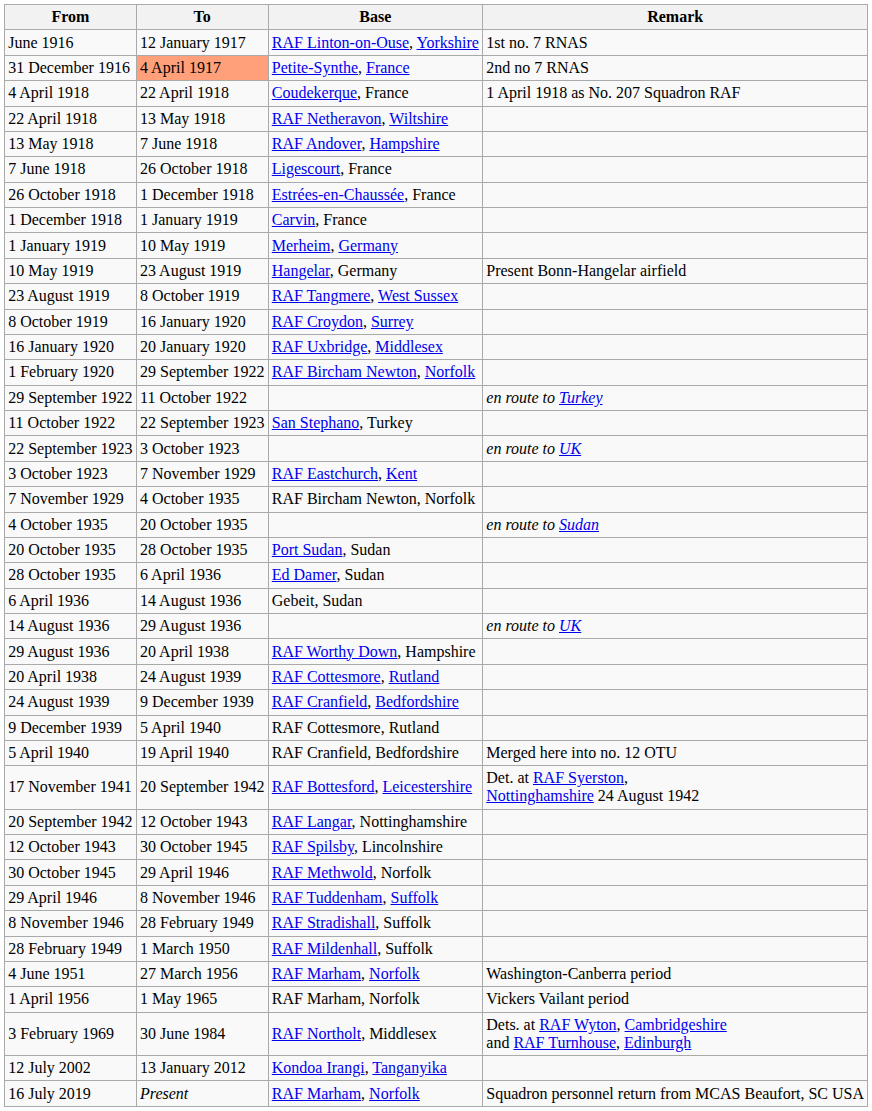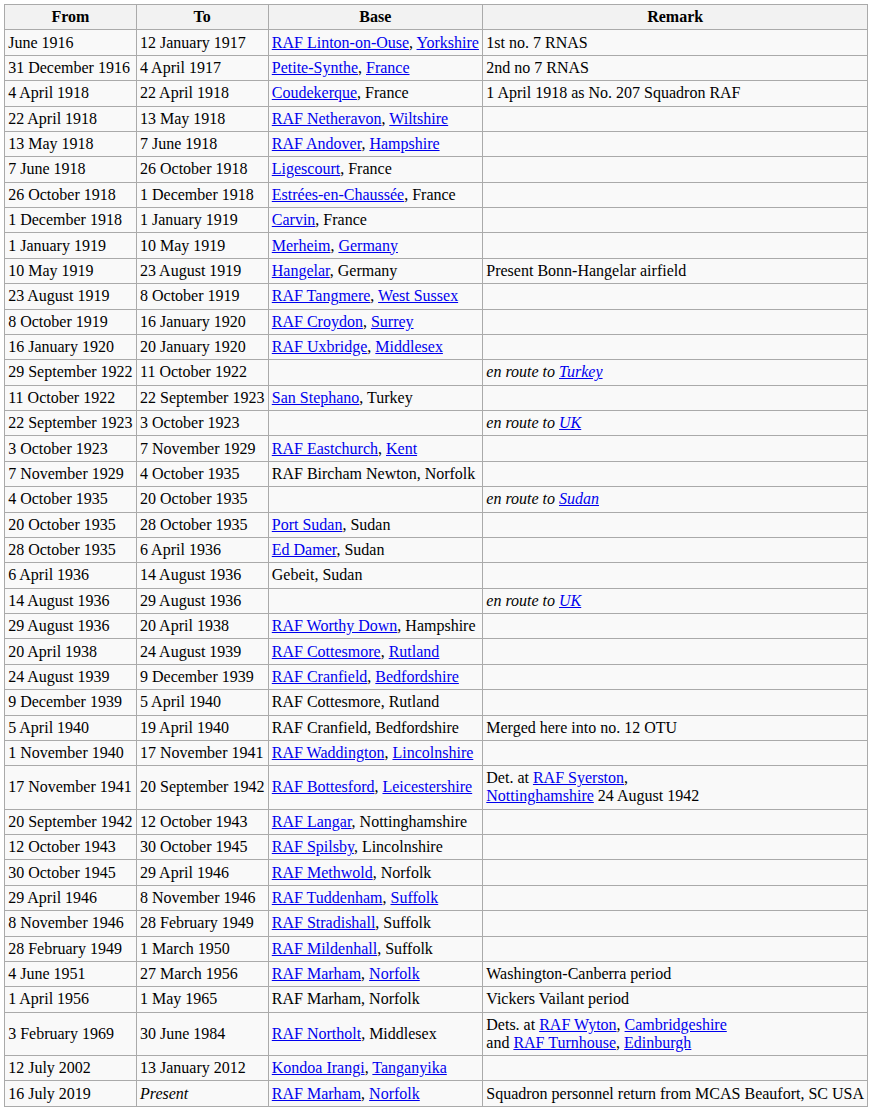(180, 67) lightsalmon background -> (180, 67) no background
- row: (61, 372)
+ row: (66, 753)
